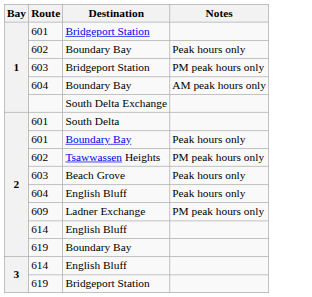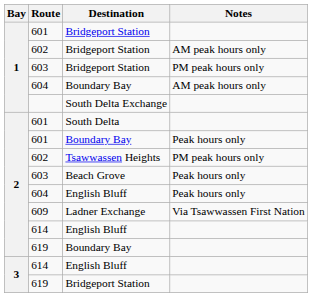(98, 49) Boundary Bay -> (108, 49) Bridgeport Station
(209, 49) Peak hours only -> (219, 49) AM peak hours only
(218, 211) PM peak hours only -> (238, 211) Via Tsawwassen First Nation
